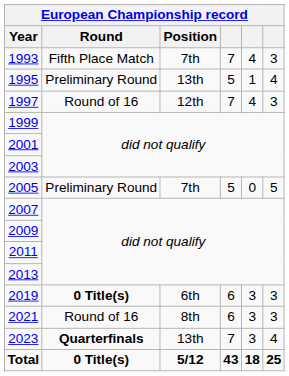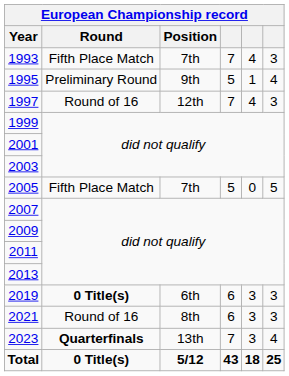(190, 79) 13th -> (190, 79) 9th
(101, 187) Preliminary Round -> (101, 187) Fifth Place Match
